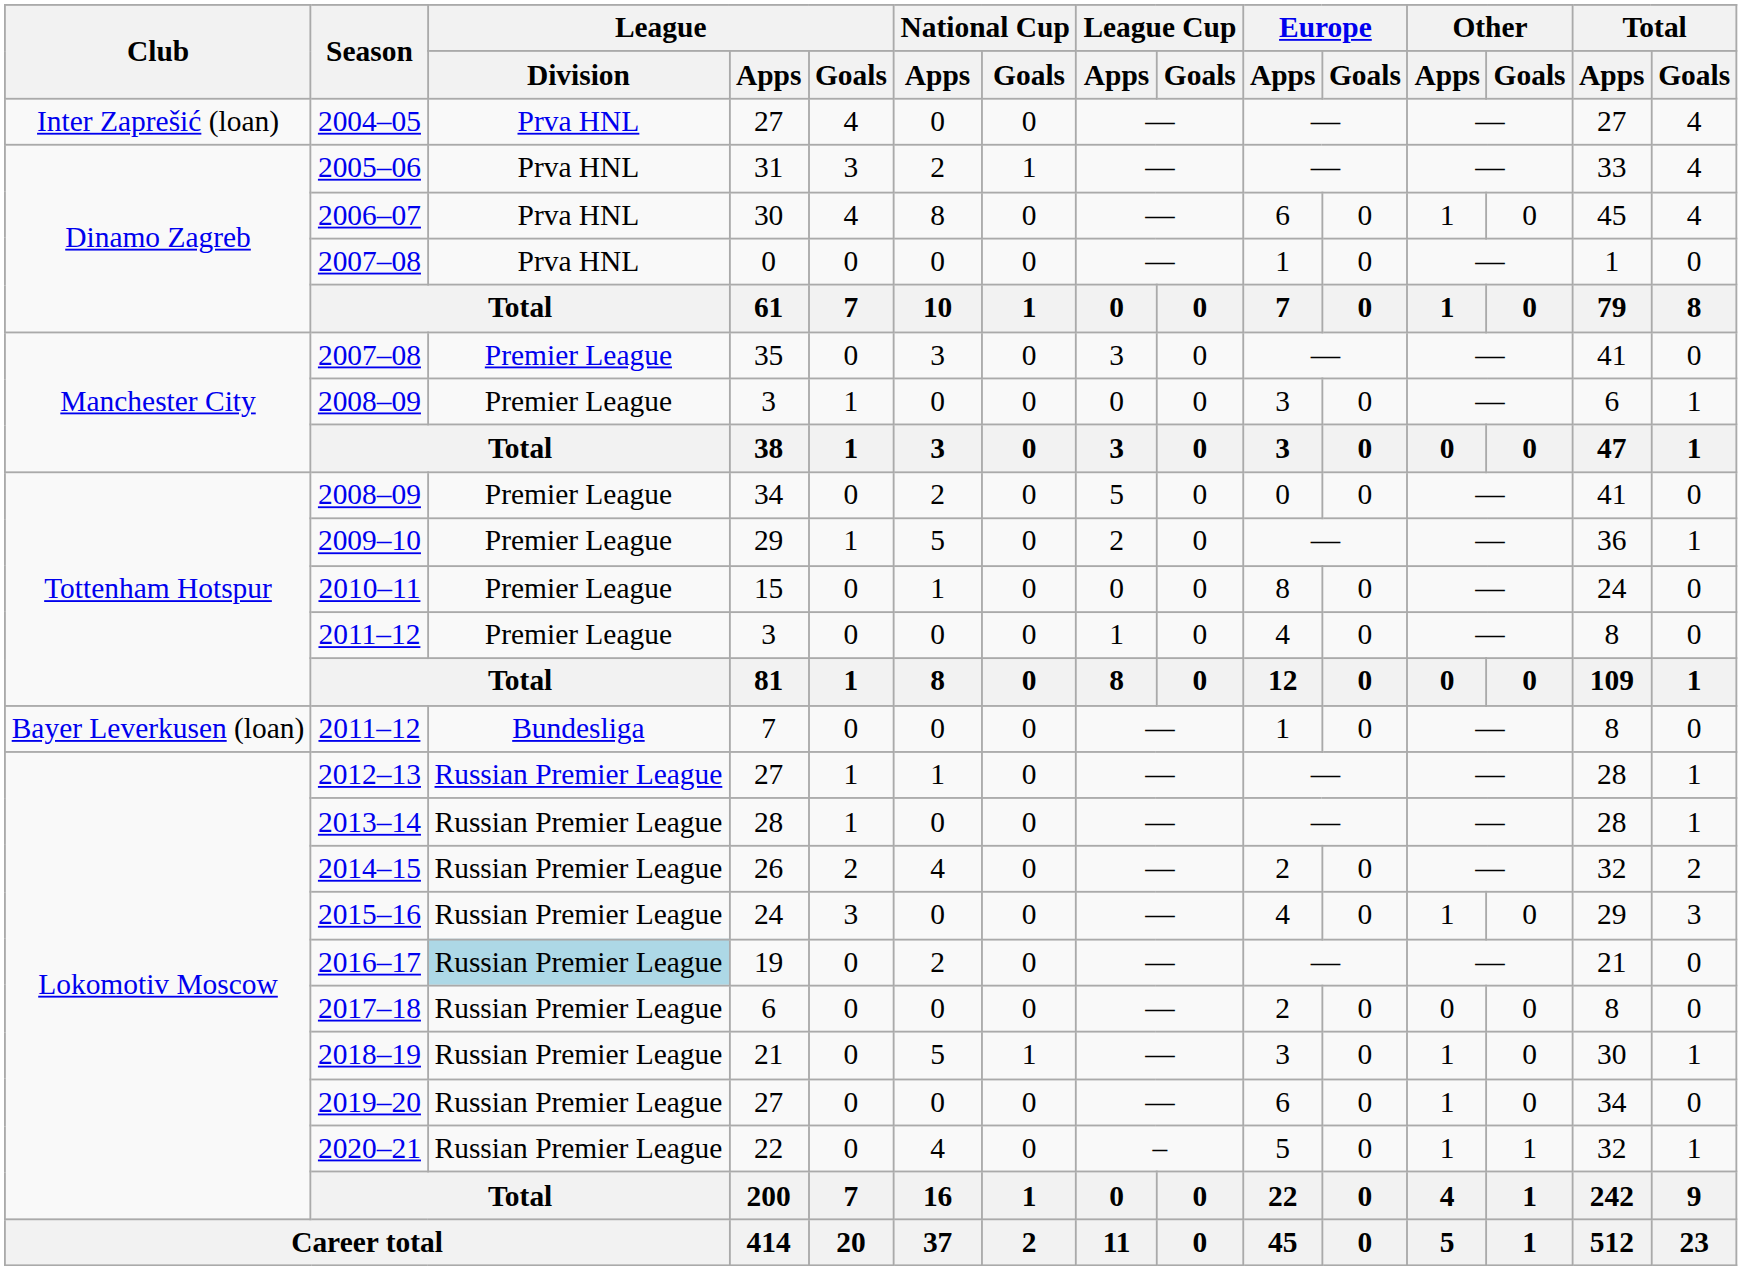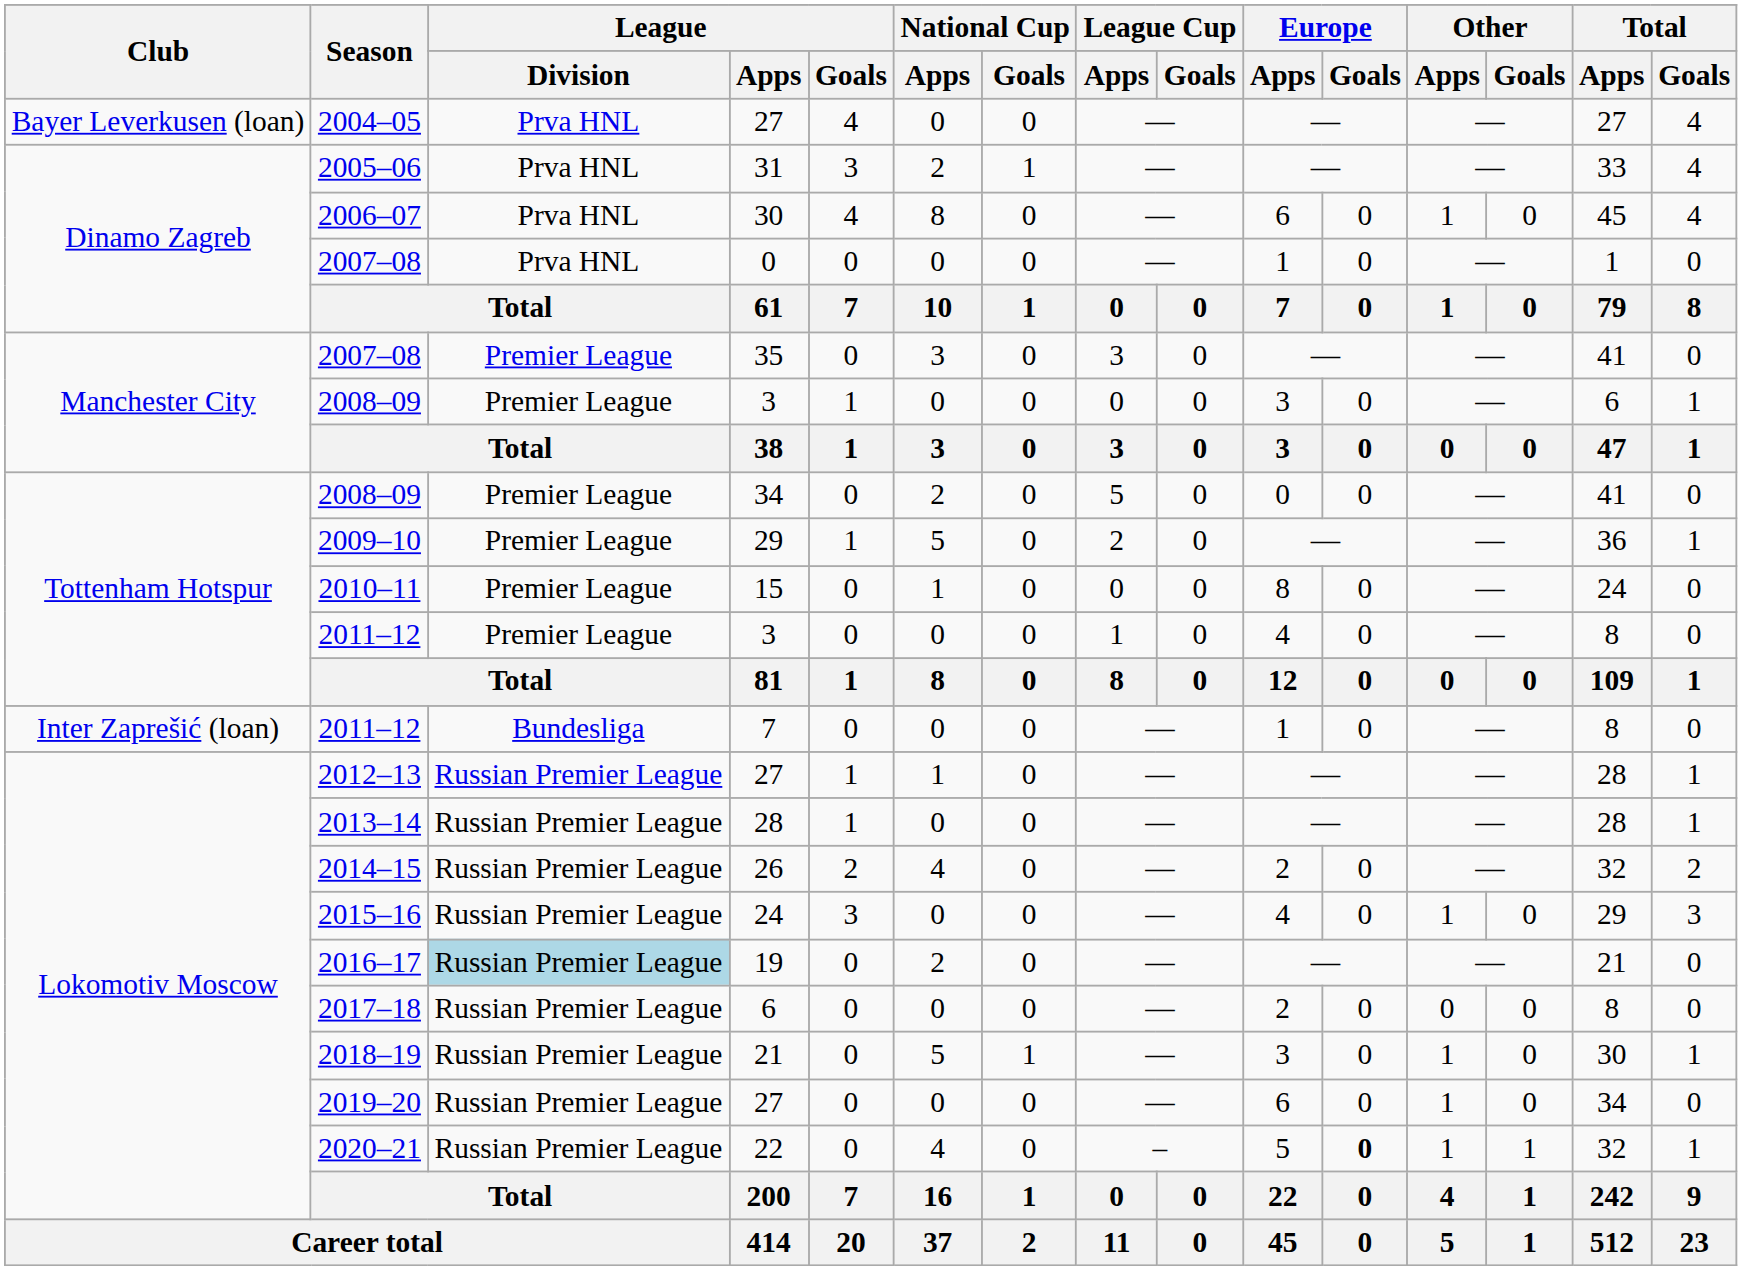(158, 121) Inter Zaprešić (loan) -> (158, 121) Bayer Leverkusen (loan)
(158, 728) Bayer Leverkusen (loan) -> (158, 728) Inter Zaprešić (loan)
(1365, 1148) normal -> (1365, 1148) bold
